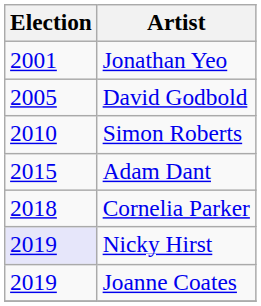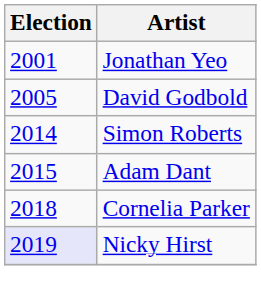(33, 134) 2010 -> (33, 134) 2014
- row: (170, 282)
